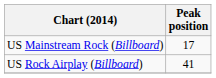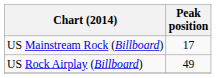(189, 63) 41 -> (189, 63) 49
